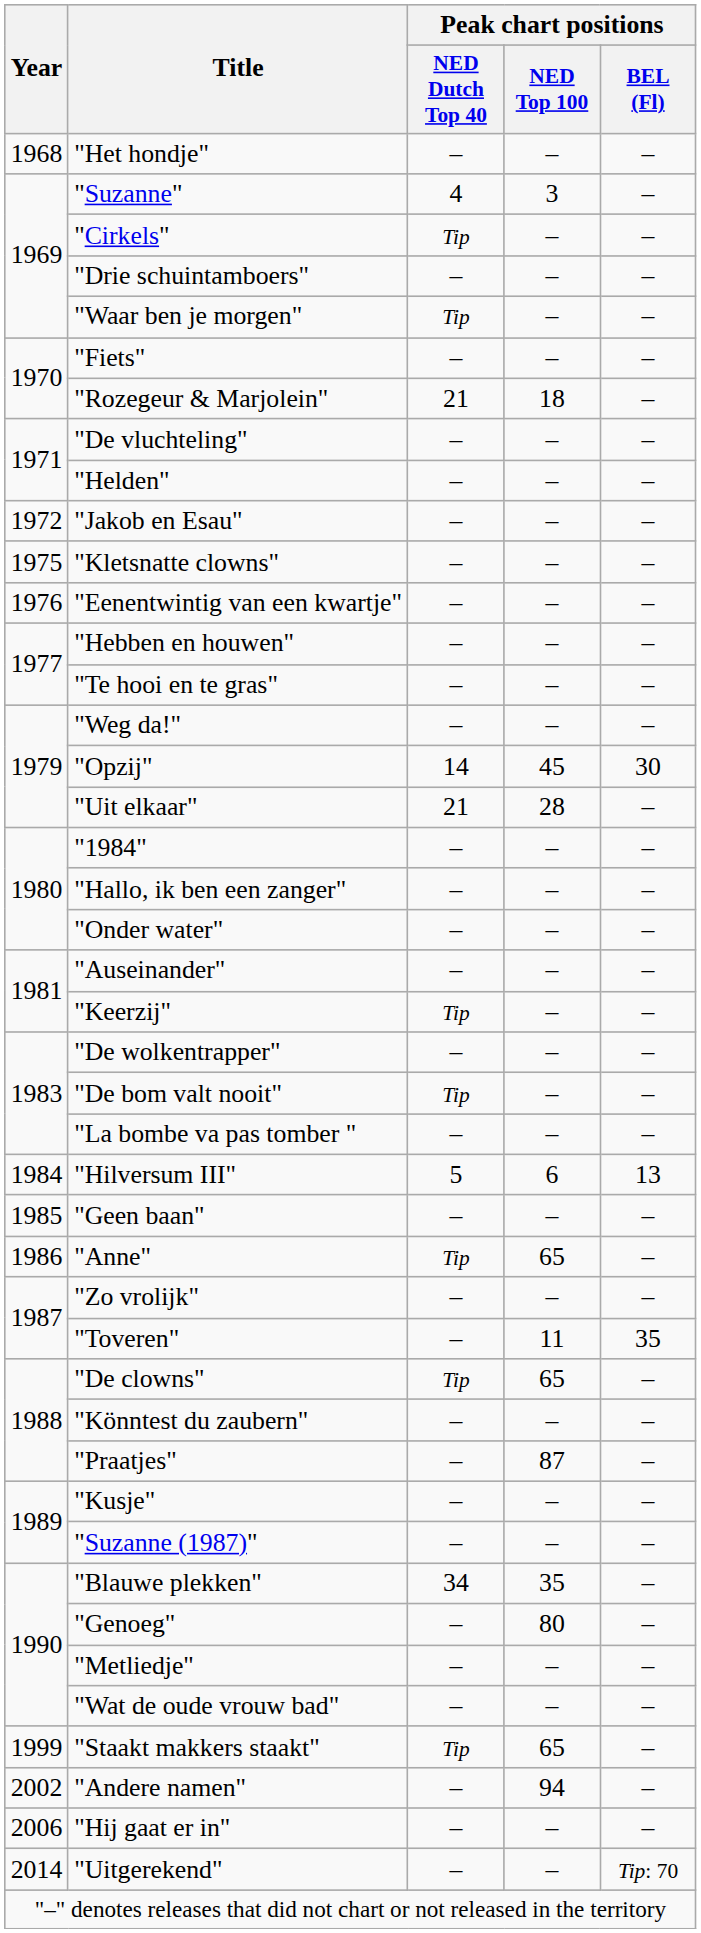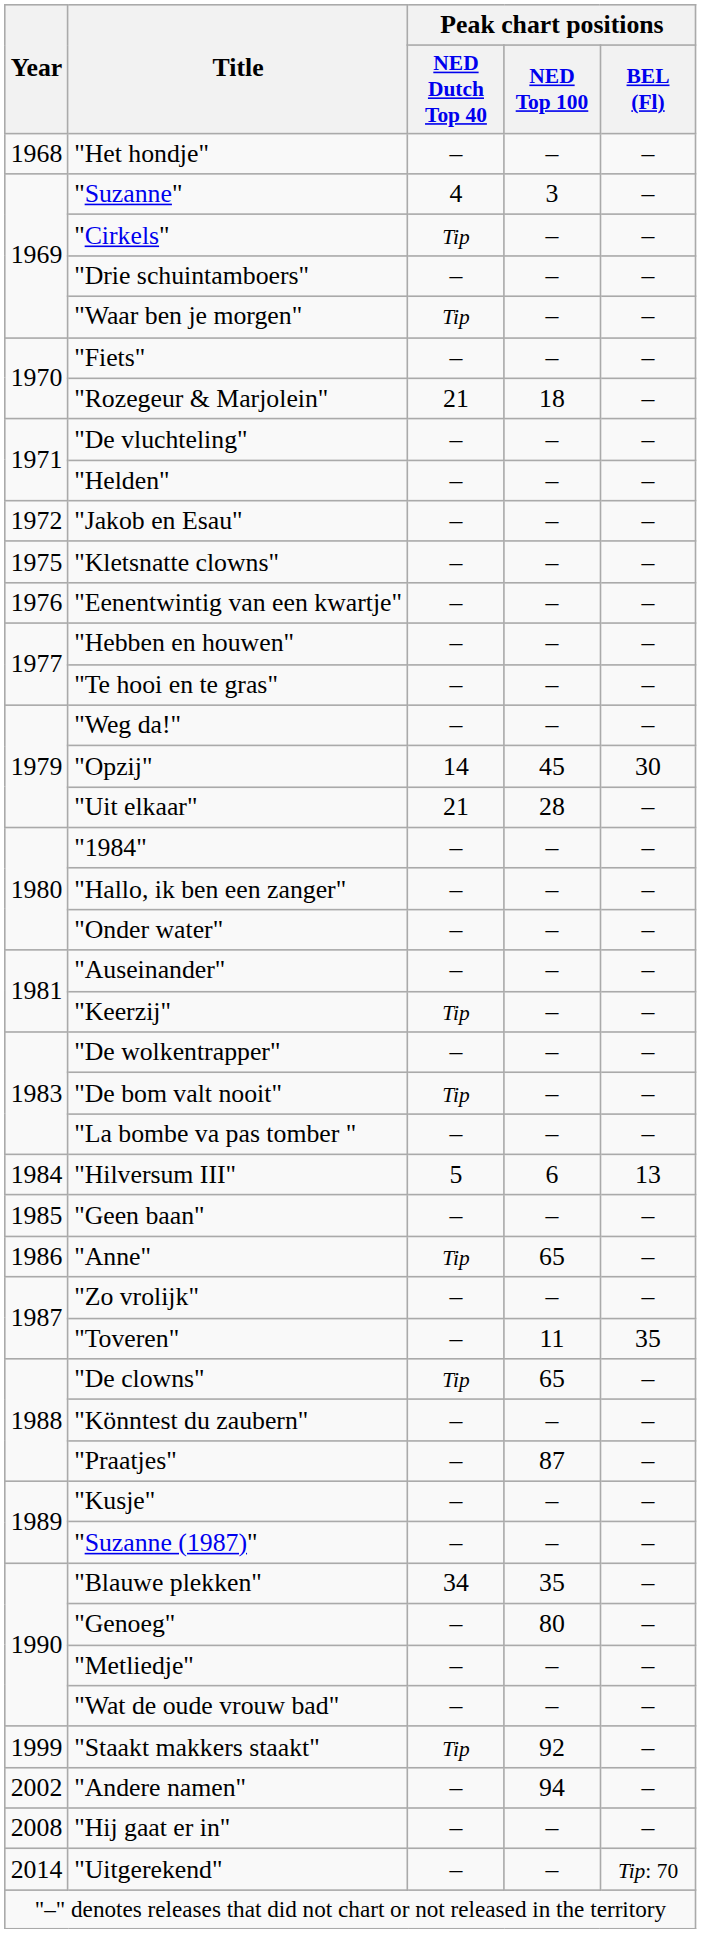(552, 1746) 65 -> (552, 1746) 92
(37, 1828) 2006 -> (37, 1828) 2008
